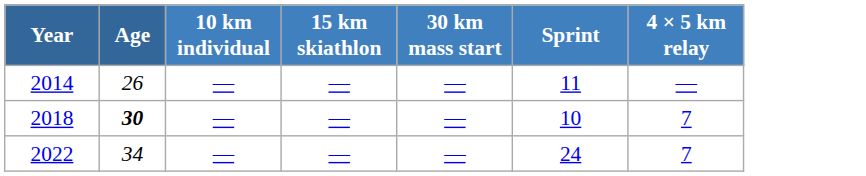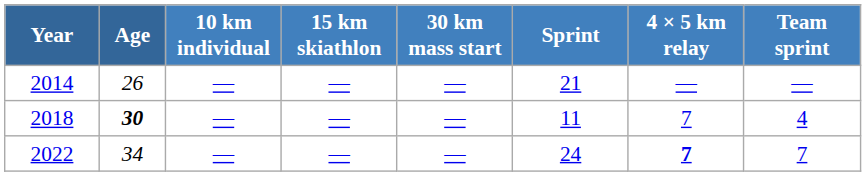+ column: (802, 35)
(571, 83) 11 -> (571, 83) 21
(571, 118) 10 -> (571, 118) 11
(686, 153) normal -> (686, 153) bold
